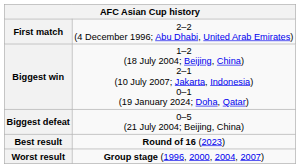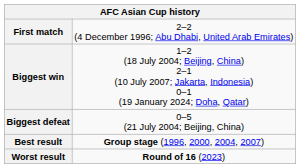(184, 142) Round of 16 (2023) -> (184, 142) Group stage (1996, 2000, 2004, 2007)
(184, 156) Group stage (1996, 2000, 2004, 2007) -> (184, 156) Round of 16 (2023)
